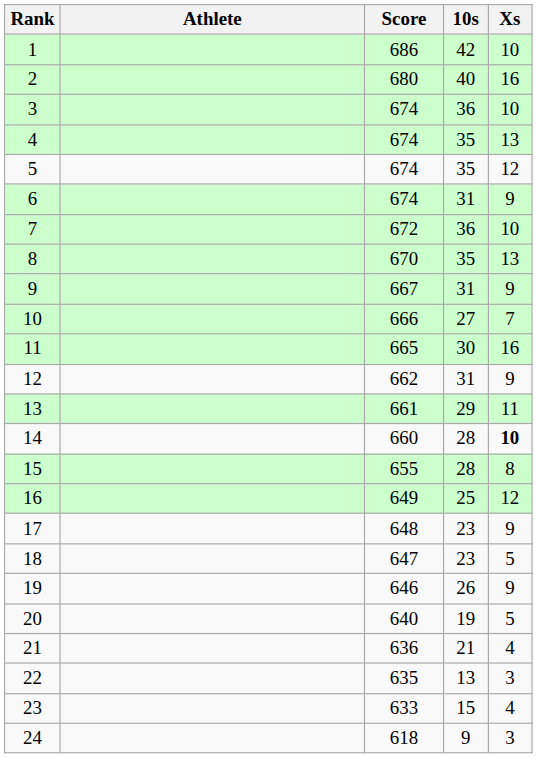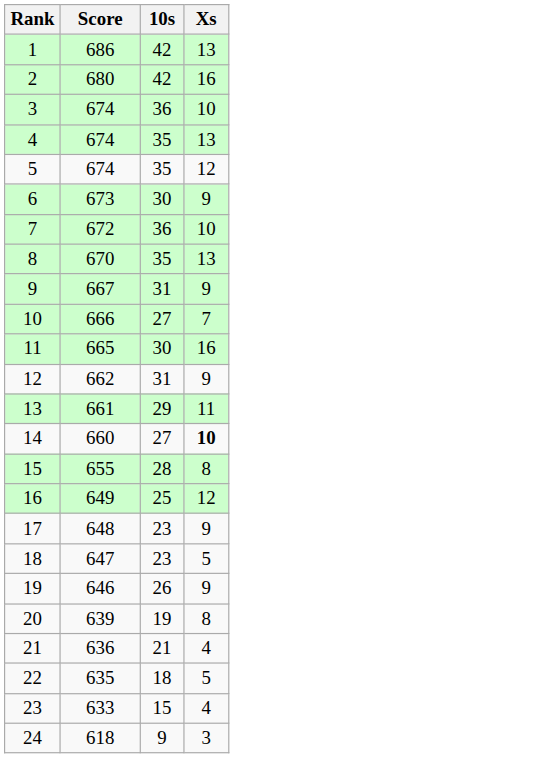- column: (212, 19)
(510, 49) 10 -> (206, 49) 13
(466, 79) 40 -> (162, 79) 42
(404, 199) 674 -> (100, 199) 673
(466, 199) 31 -> (162, 199) 30
(466, 438) 28 -> (162, 438) 27
(404, 618) 640 -> (100, 618) 639
(510, 618) 5 -> (206, 618) 8
(466, 678) 13 -> (162, 678) 18
(510, 678) 3 -> (206, 678) 5
